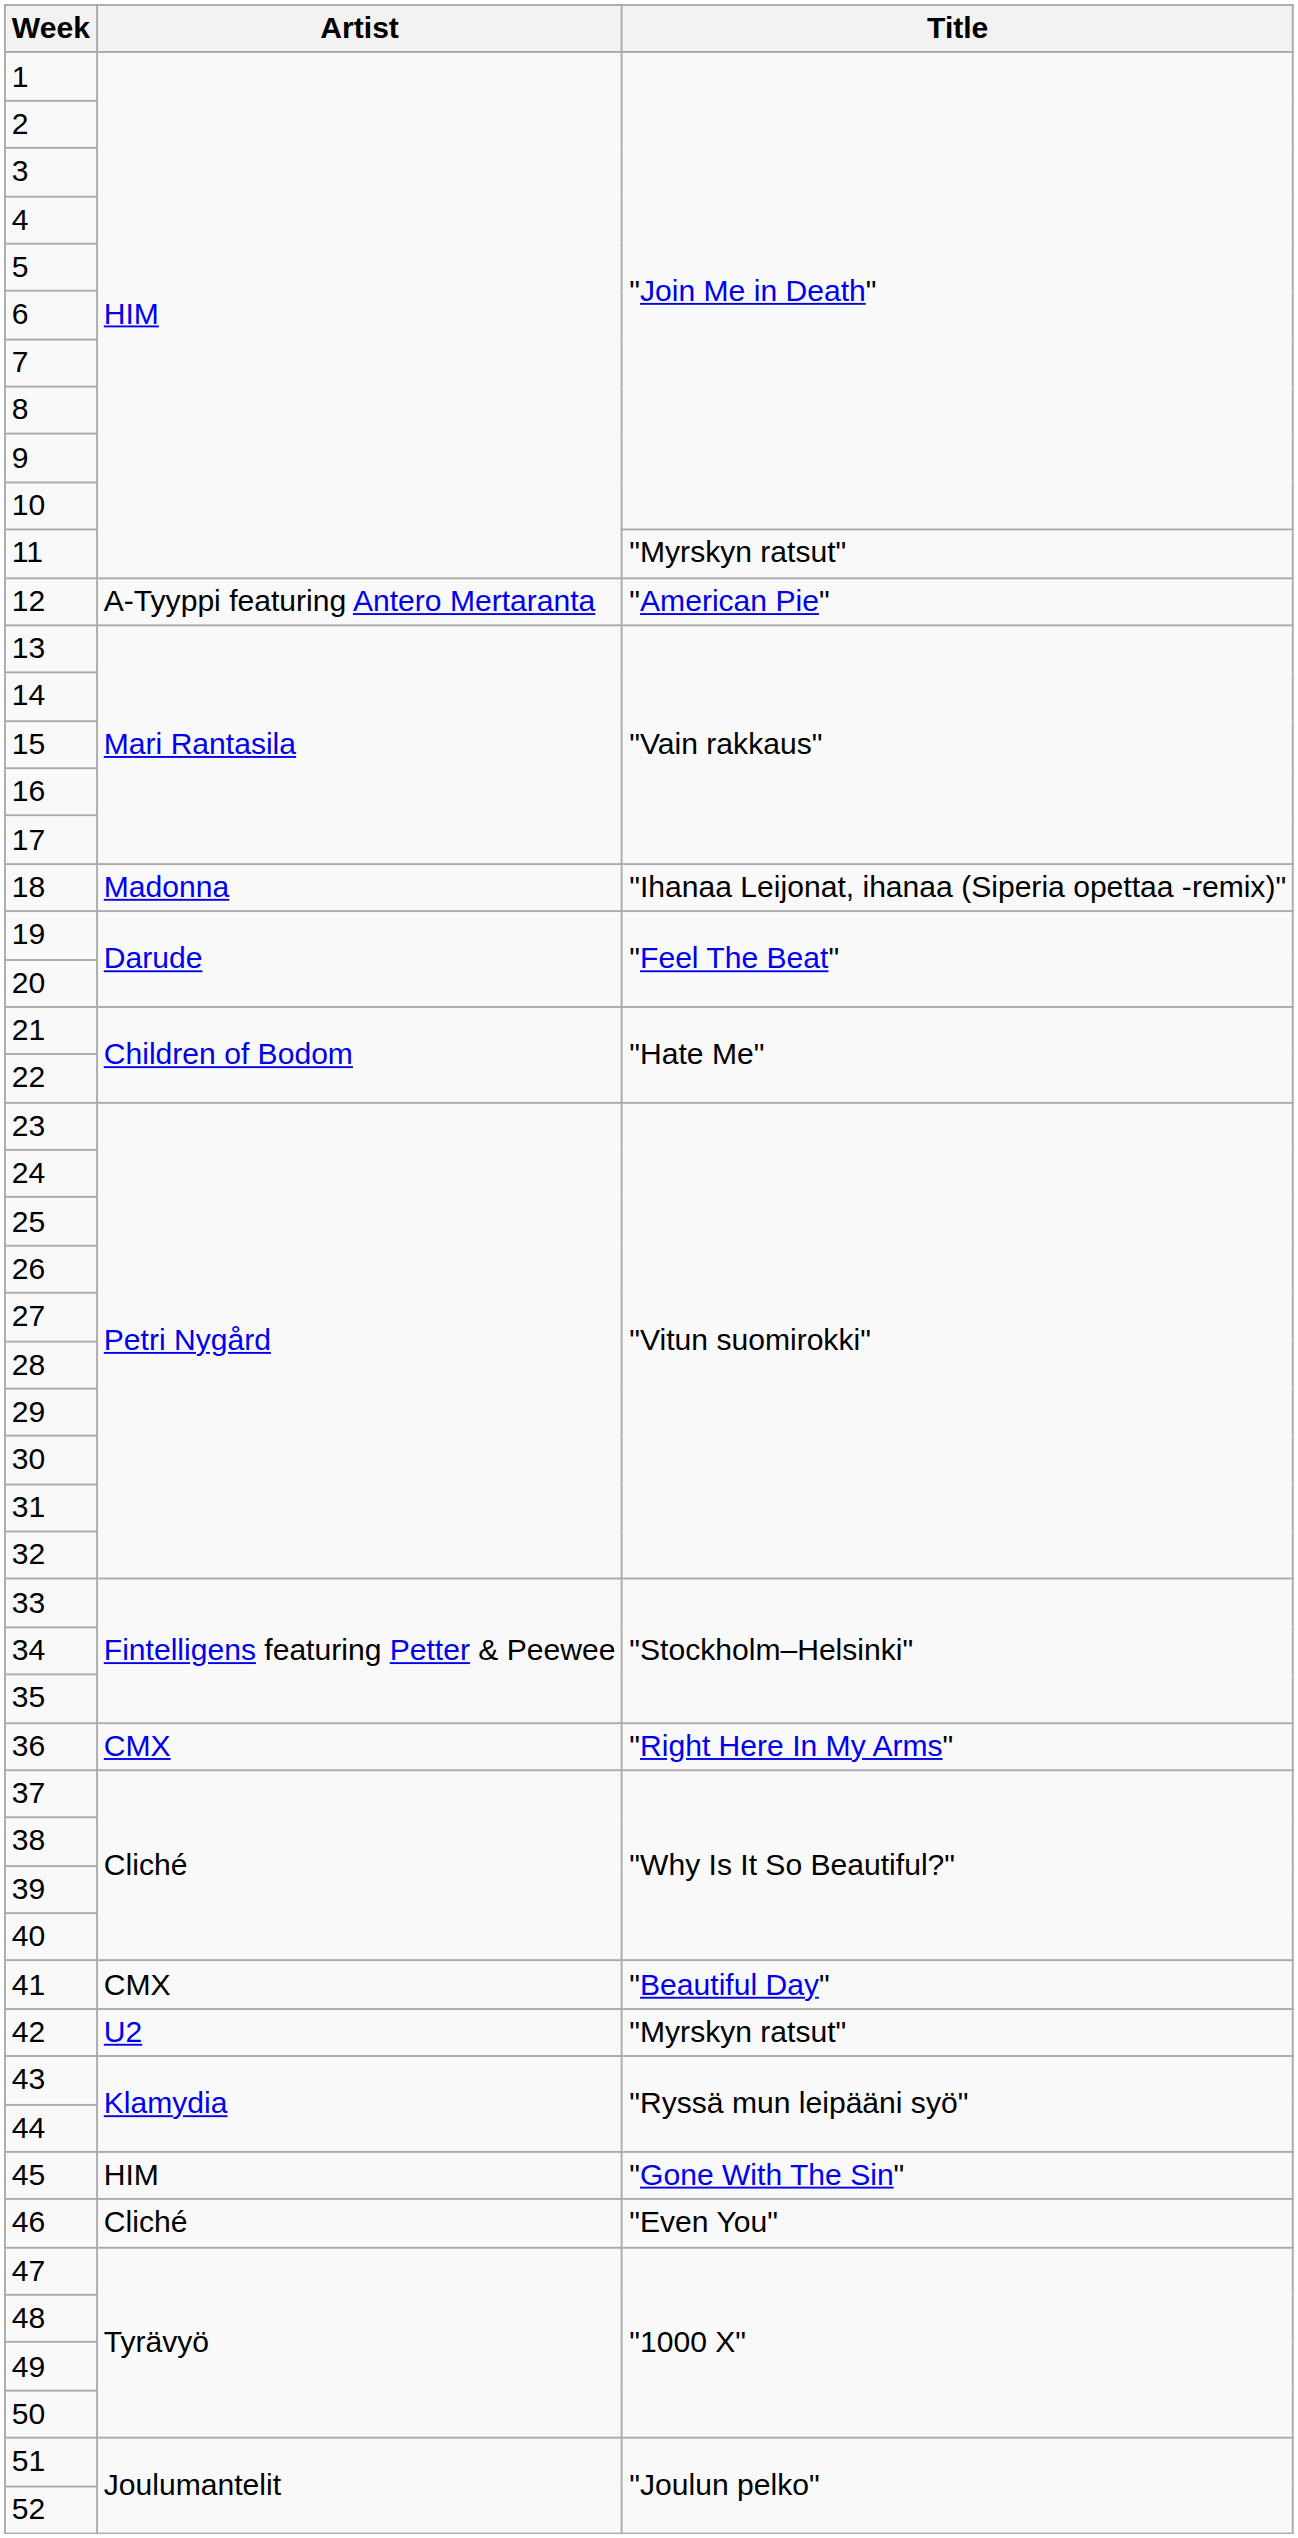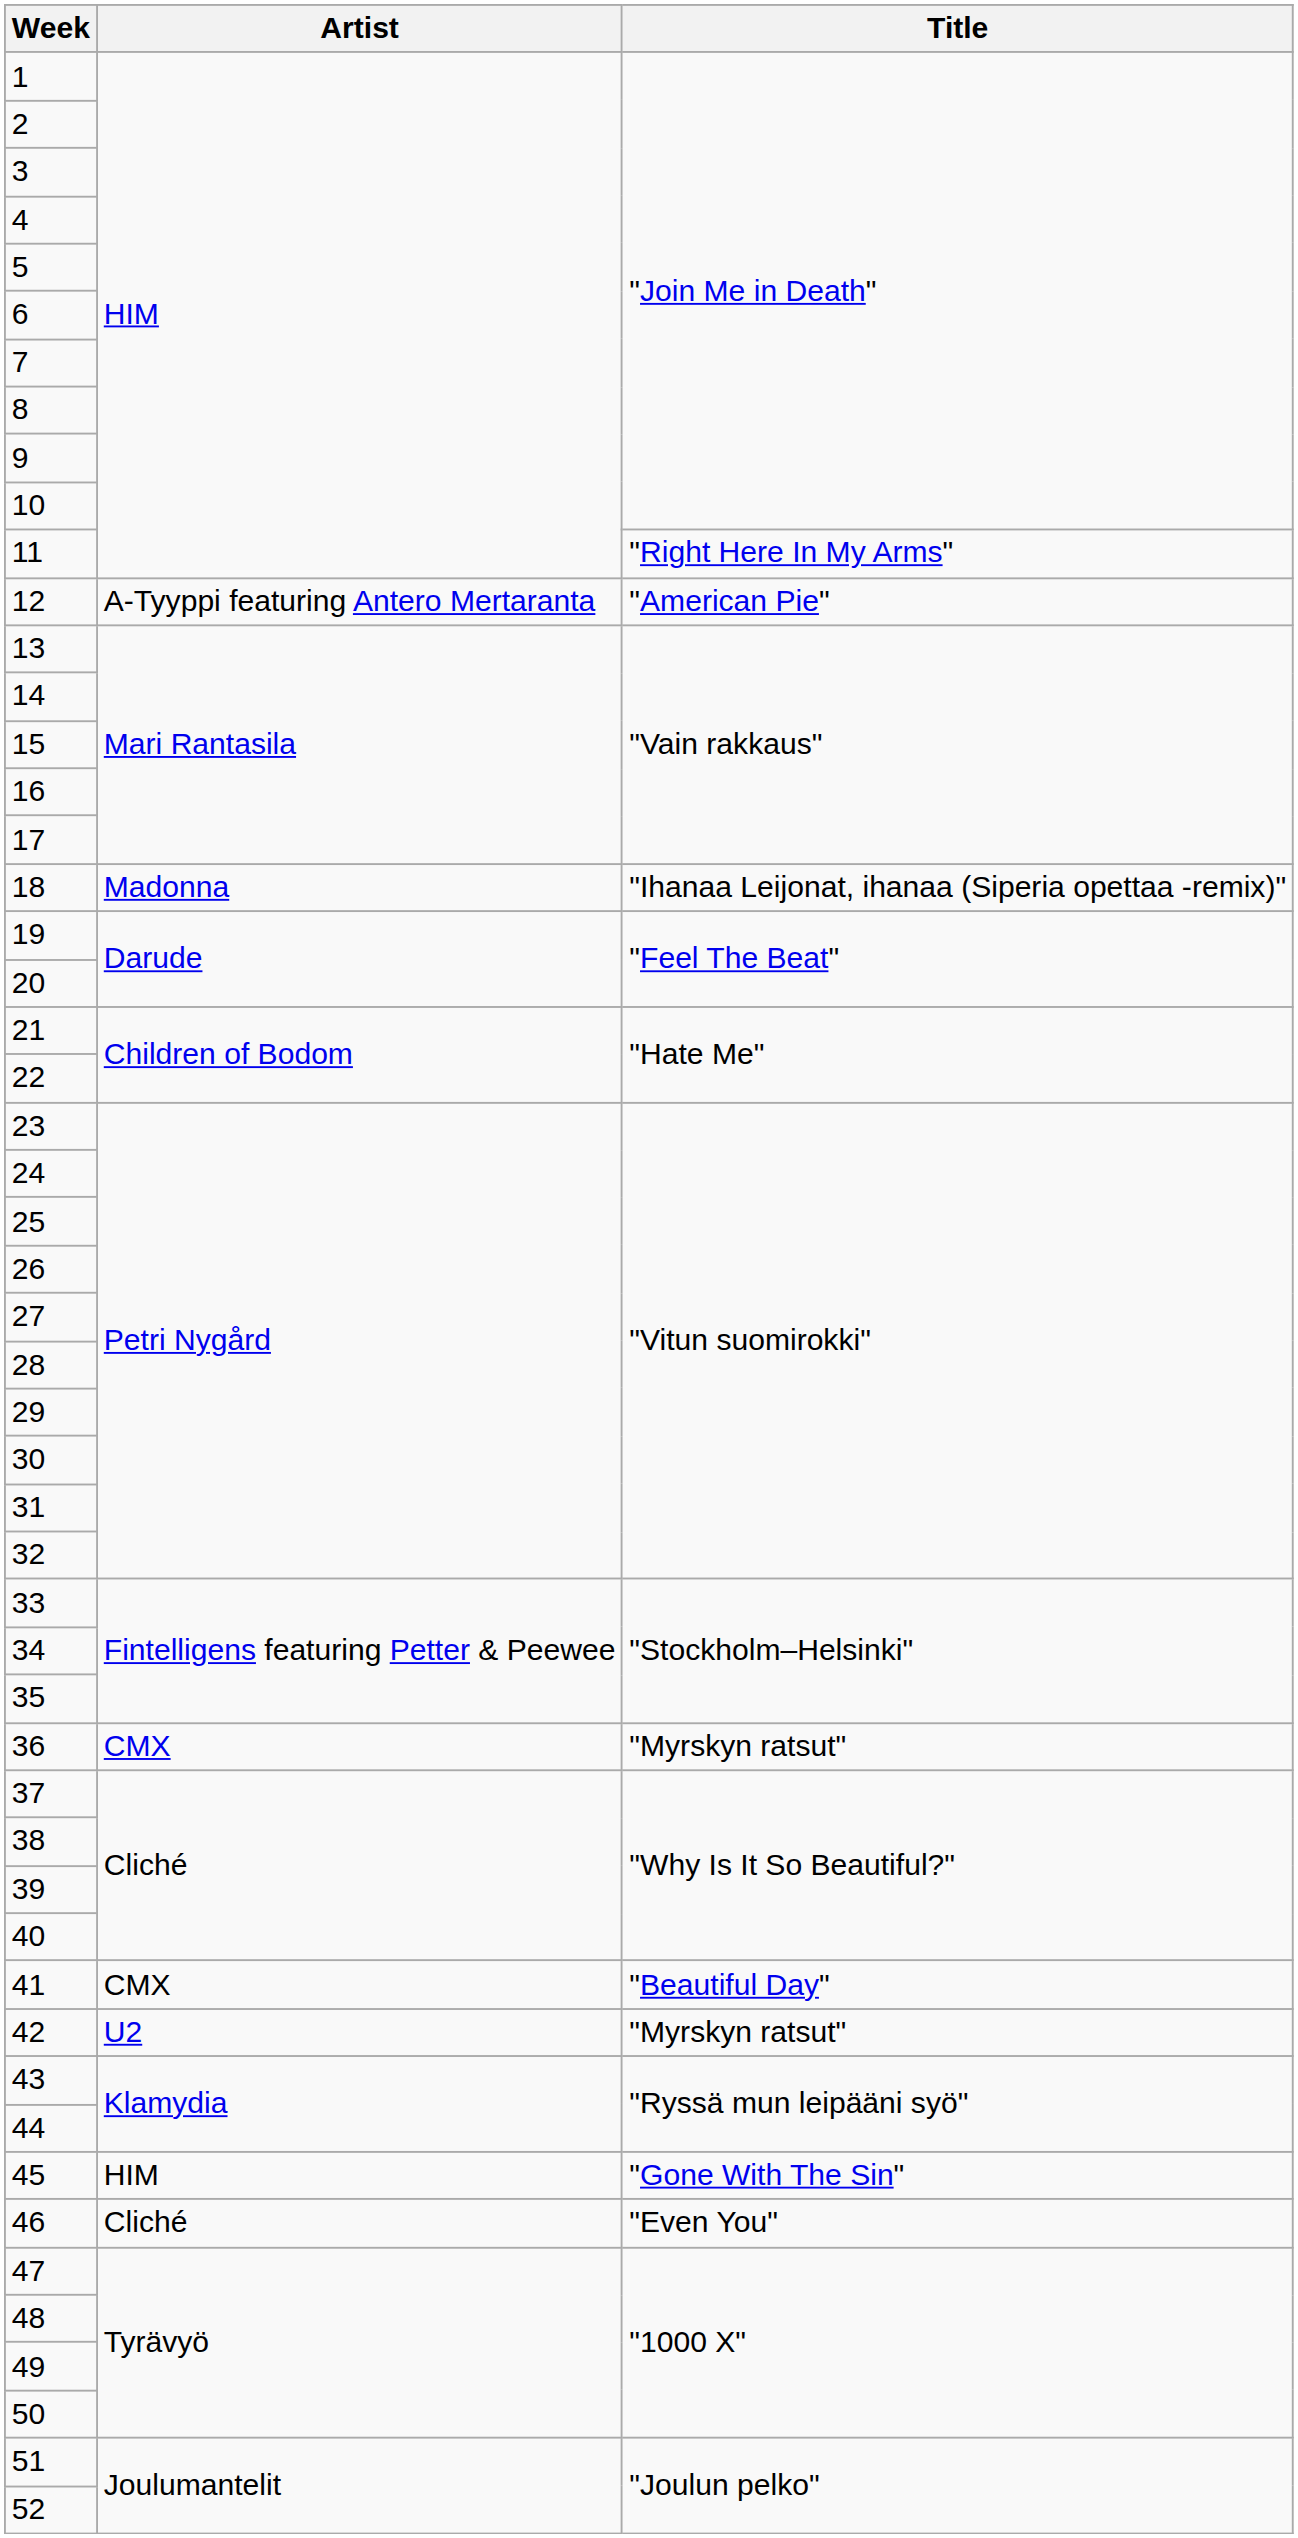(738, 553) "Myrskyn ratsut" -> (791, 553) "Right Here In My Arms"
(791, 1745) "Right Here In My Arms" -> (738, 1745) "Myrskyn ratsut"
